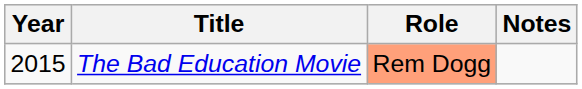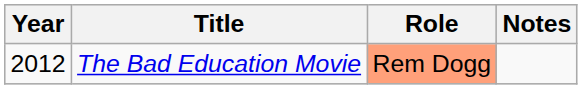(38, 63) 2015 -> (38, 63) 2012
